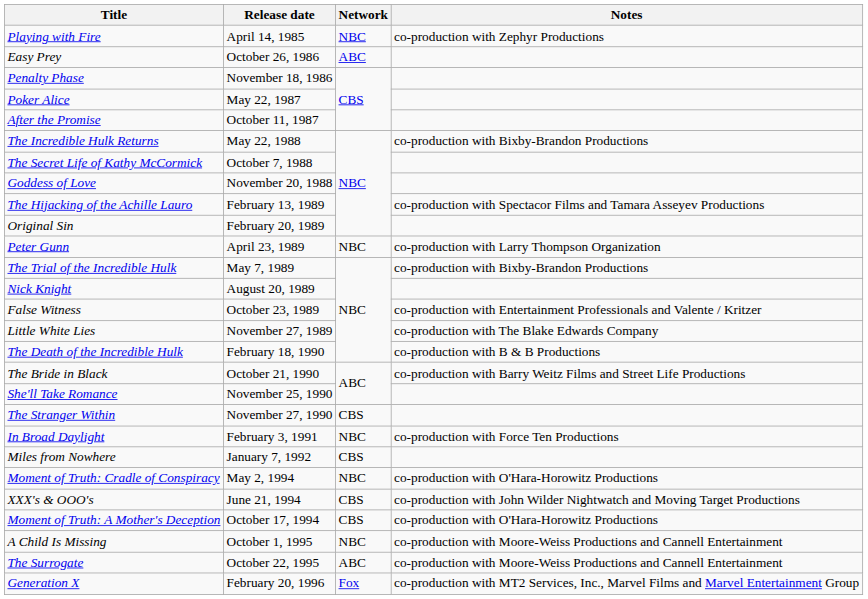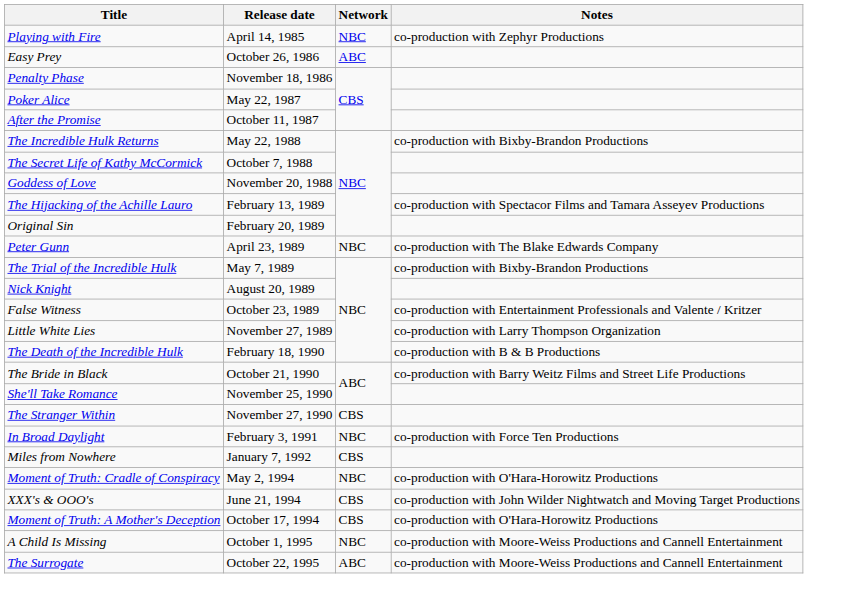(527, 246) co-production with Larry Thompson Organization -> (526, 246) co-production with The Blake Edwards Company
(526, 330) co-production with The Blake Edwards Company -> (527, 330) co-production with Larry Thompson Organization
- row: (43, 583)
